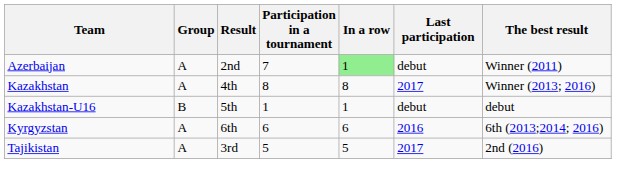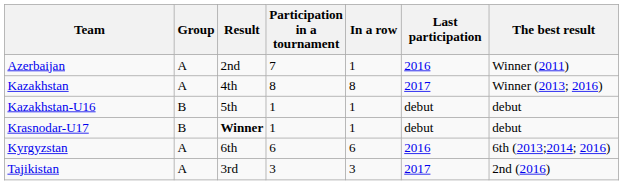(345, 65) lightgreen background -> (352, 65) no background
(412, 65) debut -> (417, 65) 2016
+ row: (48, 127)
(266, 148) 5 -> (273, 169) 3
(345, 148) 5 -> (352, 169) 3
